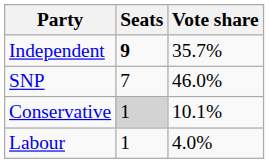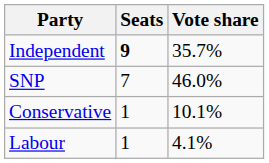(125, 111) lightgrey background -> (125, 111) no background
(192, 142) 4.0% -> (192, 142) 4.1%
